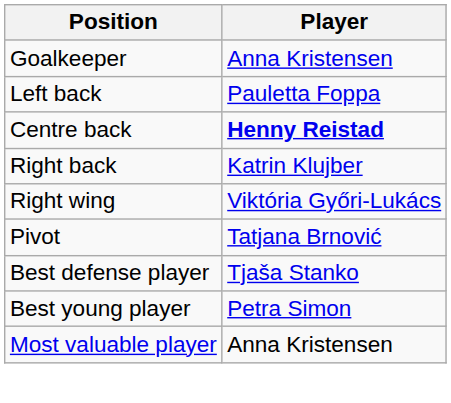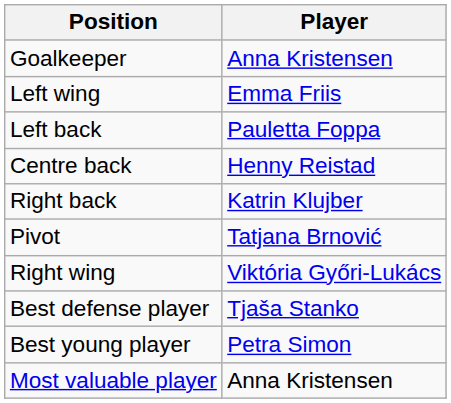+ row: (55, 93)
(306, 129) bold -> (301, 165) normal
rows swapped: (63, 201) <-> (35, 237)
